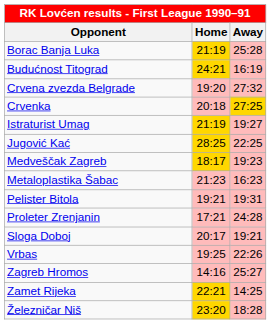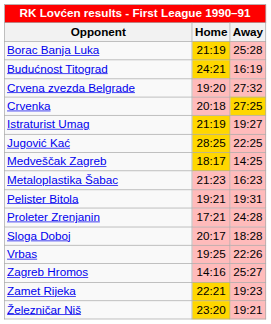(248, 161) 19:23 -> (248, 161) 14:25
(248, 236) 19:21 -> (248, 236) 18:28
(248, 291) 14:25 -> (248, 291) 19:23
(248, 310) 18:28 -> (248, 310) 19:21
